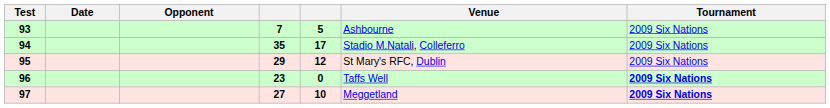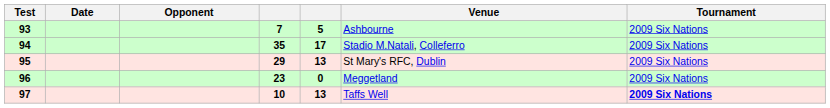(320, 62) 12 -> (320, 62) 13
(366, 78) Taffs Well -> (370, 78) Meggetland
(671, 78) bold -> (669, 78) normal
(279, 95) 27 -> (279, 95) 10
(320, 95) 10 -> (320, 95) 13
(370, 95) Meggetland -> (366, 95) Taffs Well
